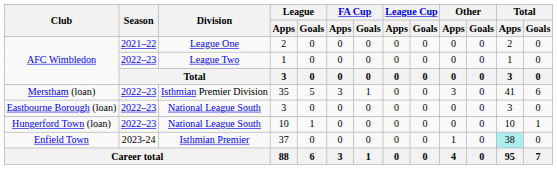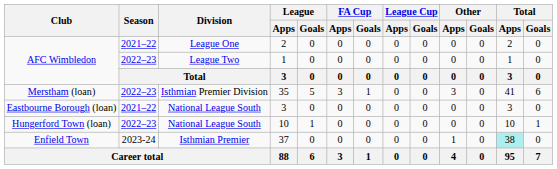(139, 108) 2022–23 -> (139, 108) 2021–22
